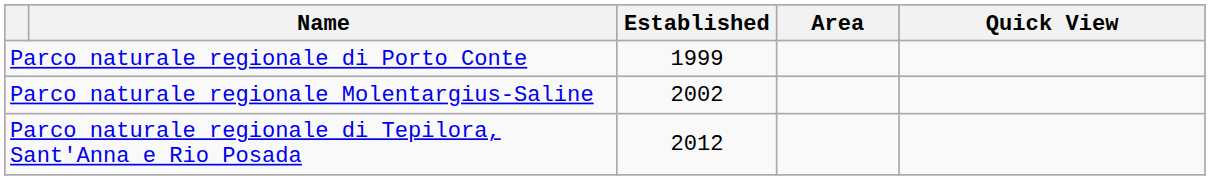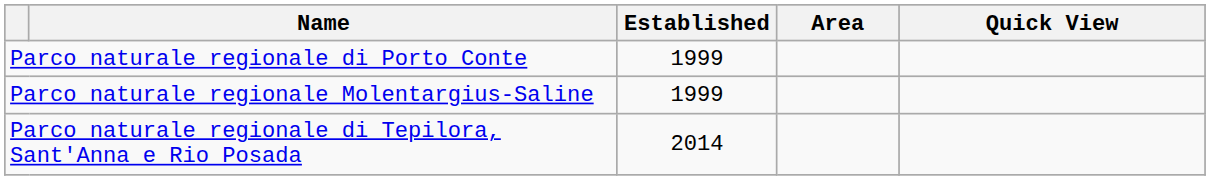(697, 95) 2002 -> (697, 95) 1999
(697, 144) 2012 -> (697, 144) 2014
